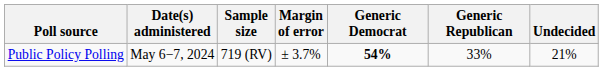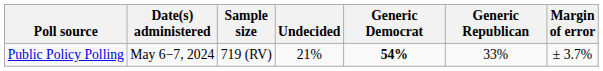columns swapped: (301, 24) <-> (564, 32)
